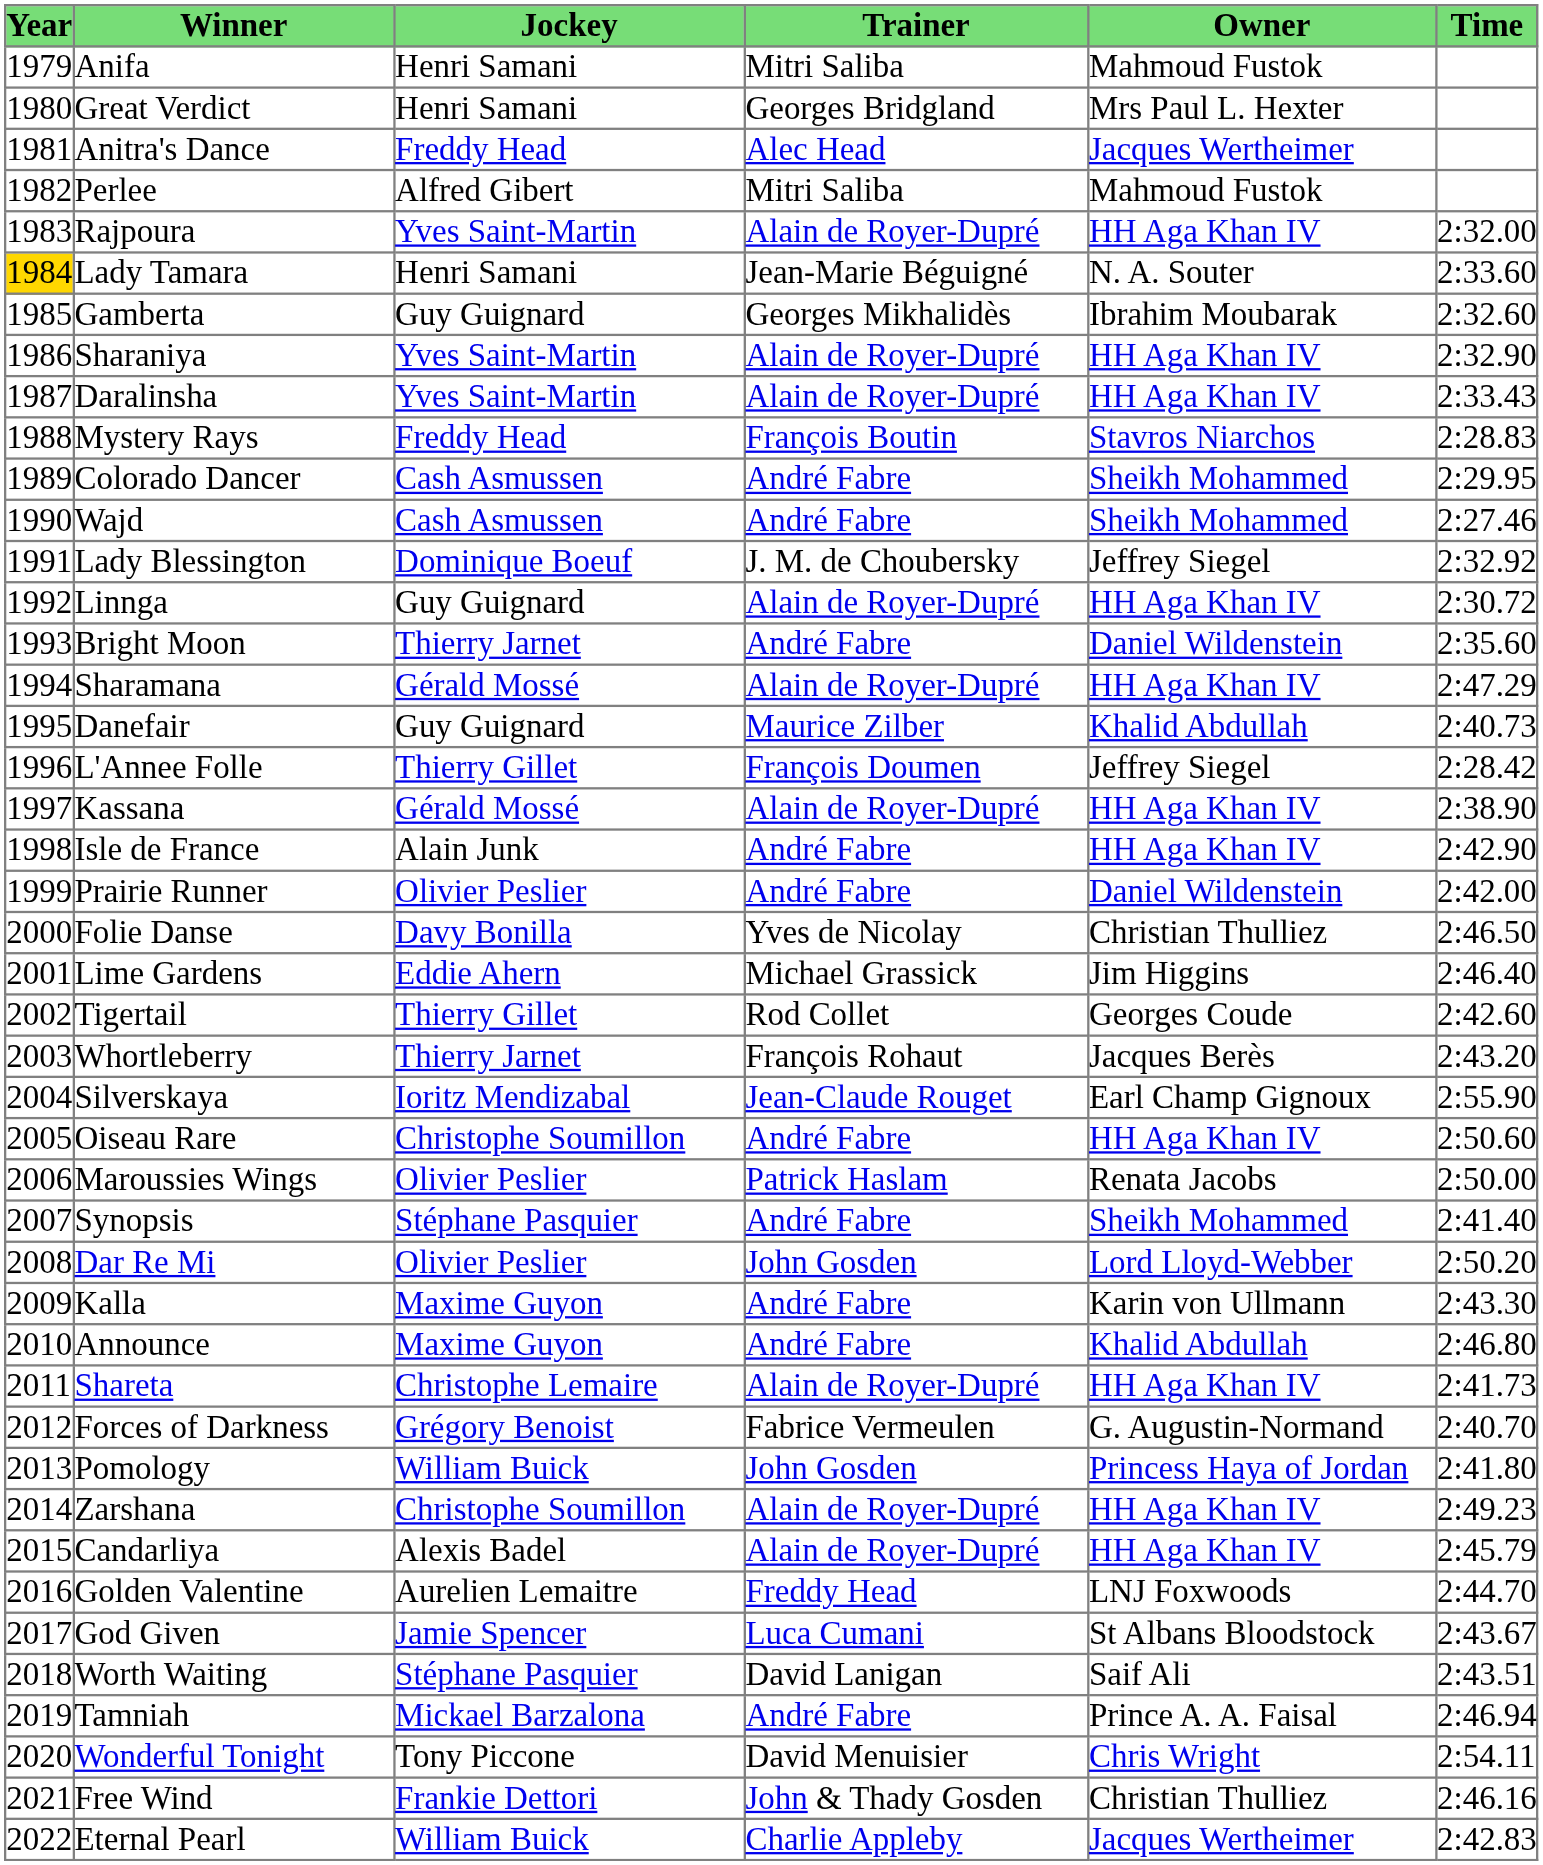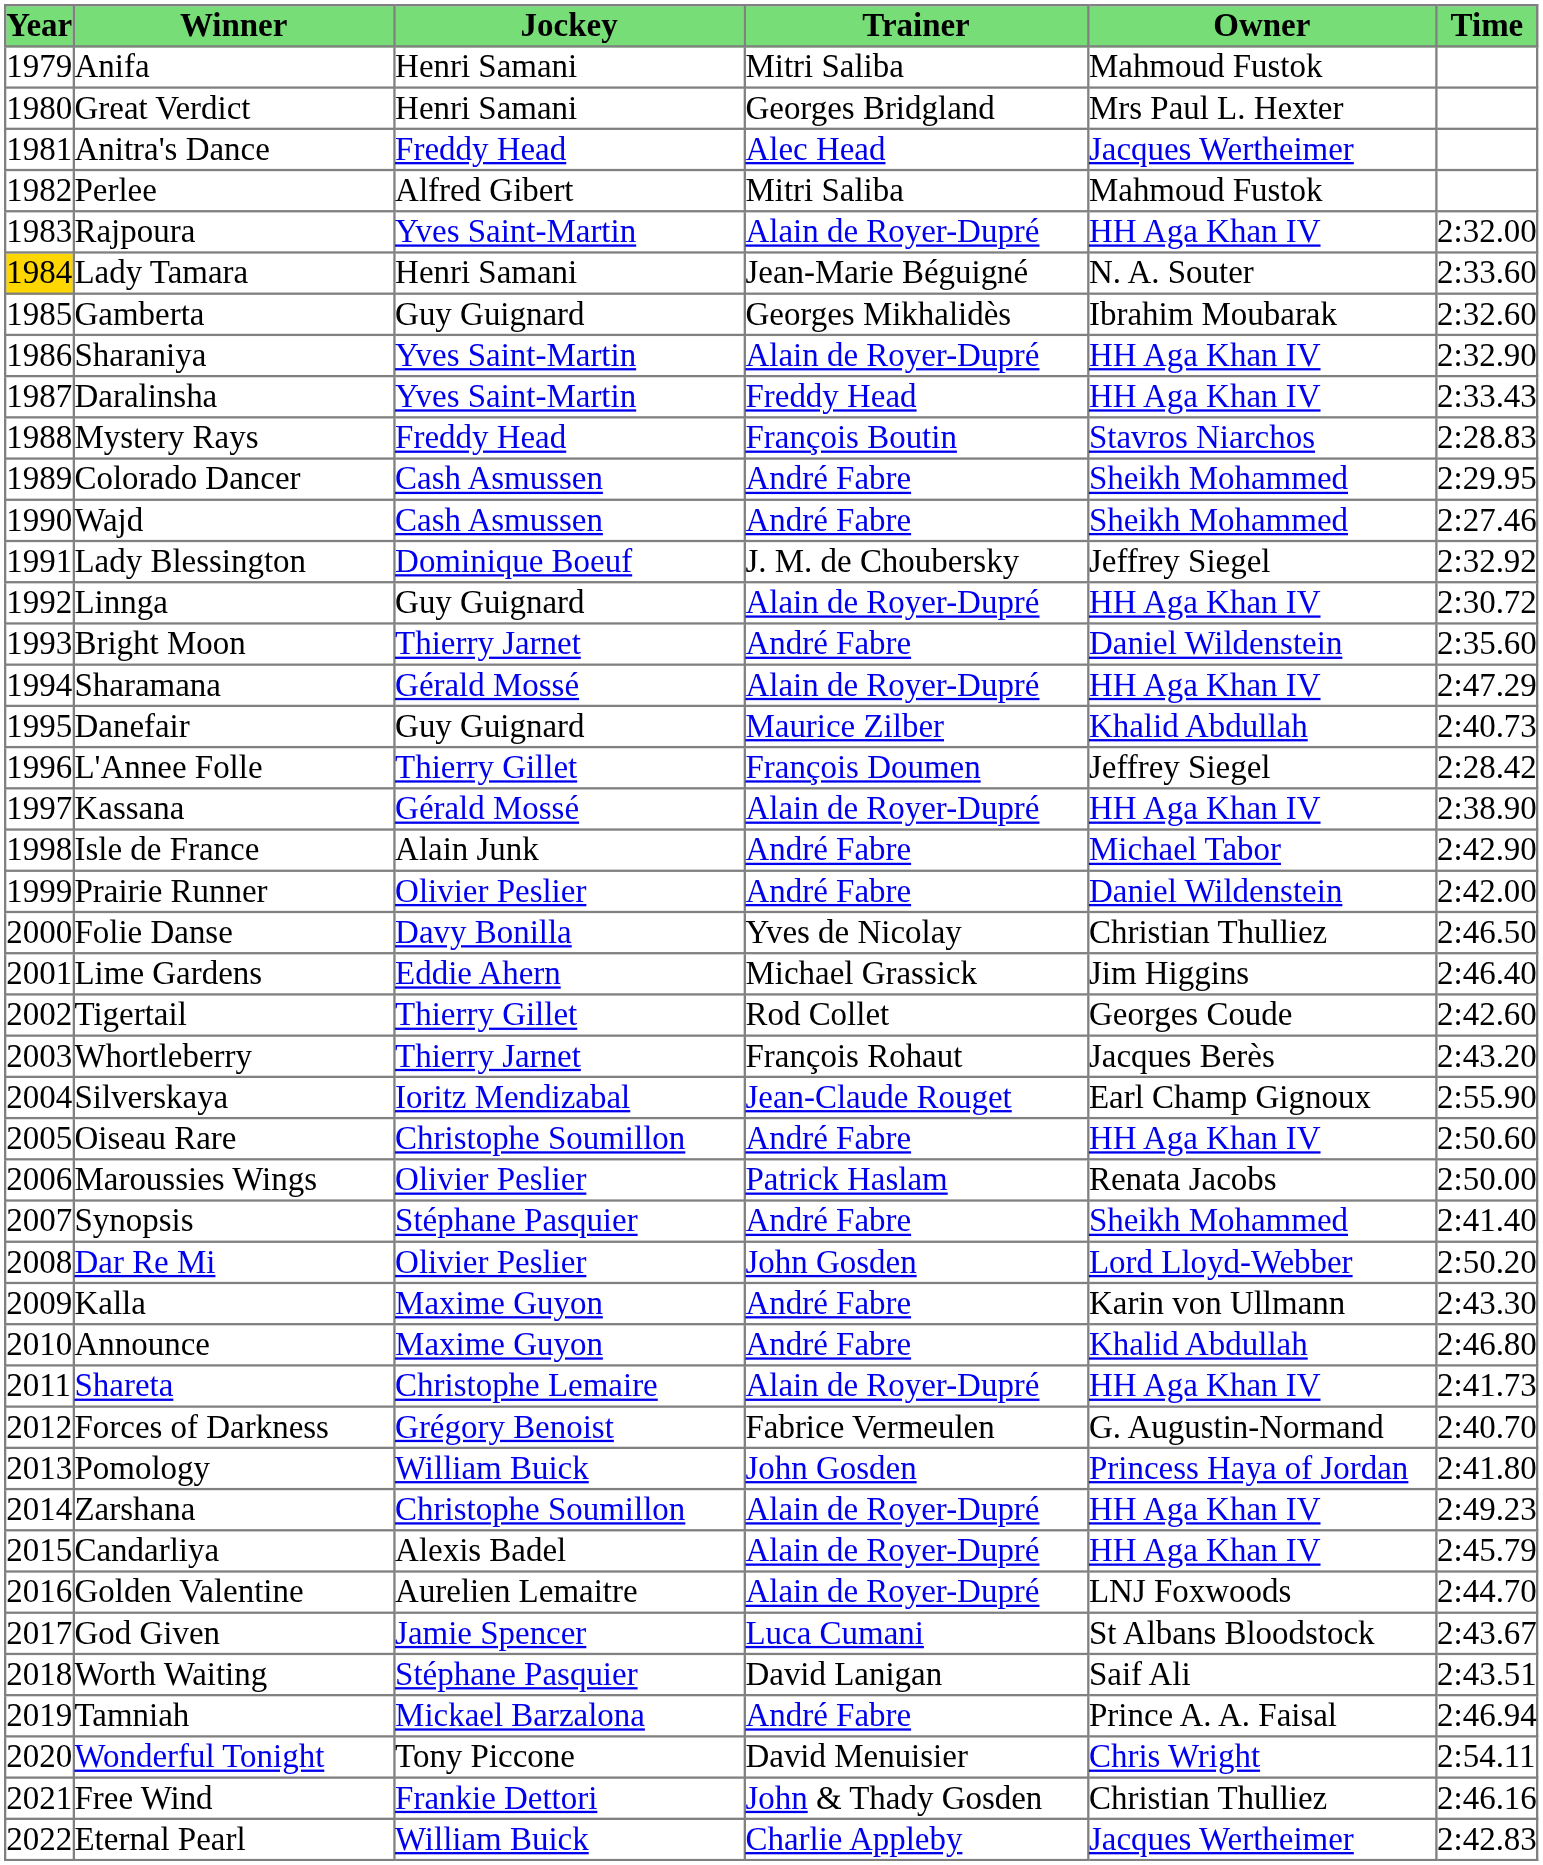(892, 396) Alain de Royer-Dupré -> (831, 396) Freddy Head
(1205, 849) HH Aga Khan IV -> (1185, 849) Michael Tabor
(831, 1591) Freddy Head -> (892, 1591) Alain de Royer-Dupré
